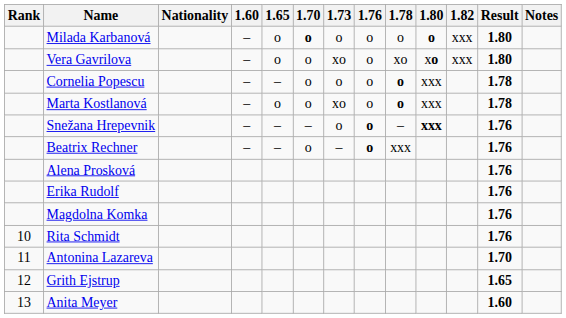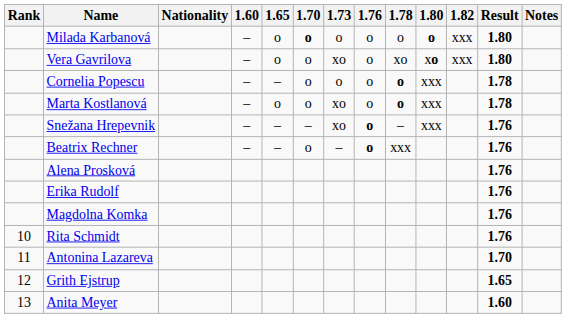(339, 125) o -> (339, 125) xo
(431, 125) bold -> (431, 125) normal
